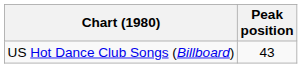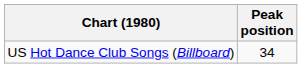(267, 52) 43 -> (267, 52) 34
